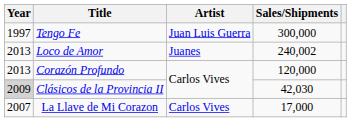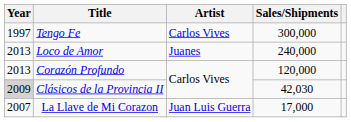(210, 32) Juan Luis Guerra -> (199, 32) Carlos Vives
(297, 51) 240,002 -> (297, 51) 240,000
(199, 107) Carlos Vives -> (210, 107) Juan Luis Guerra
